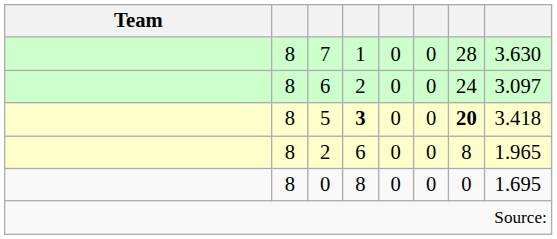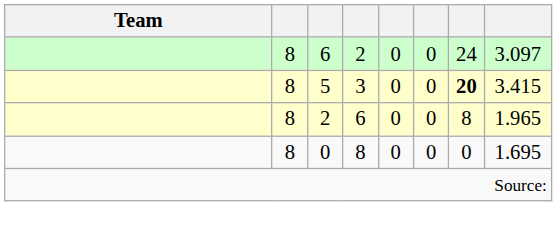- row: (325, 53)
(360, 119) bold -> (360, 86) normal
(518, 119) 3.418 -> (518, 86) 3.415
